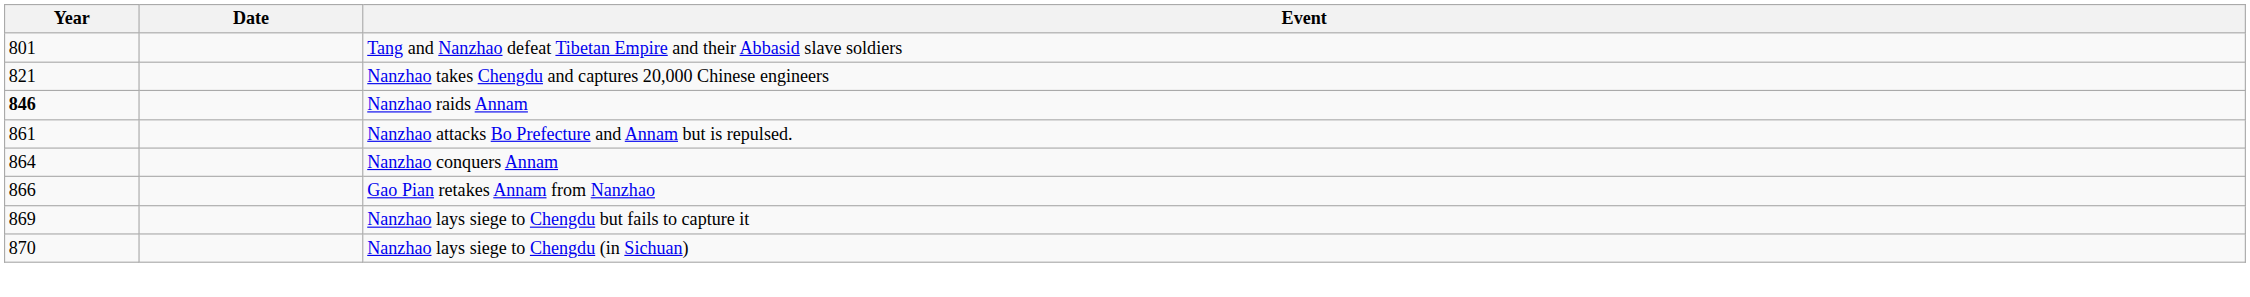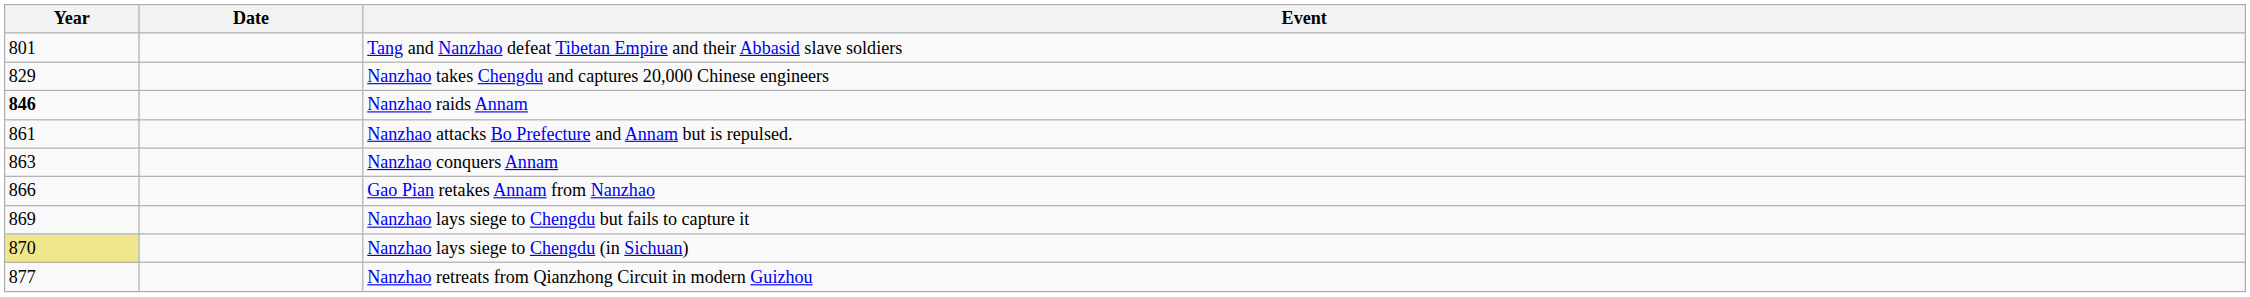(22, 76) 821 -> (22, 76) 829
(22, 162) 864 -> (22, 162) 863
(22, 248) no background -> (22, 248) khaki background
+ row: (590, 276)
